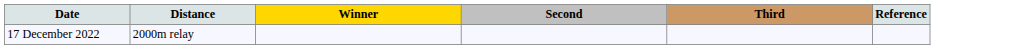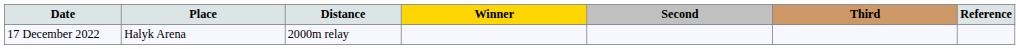+ column: (203, 14)
